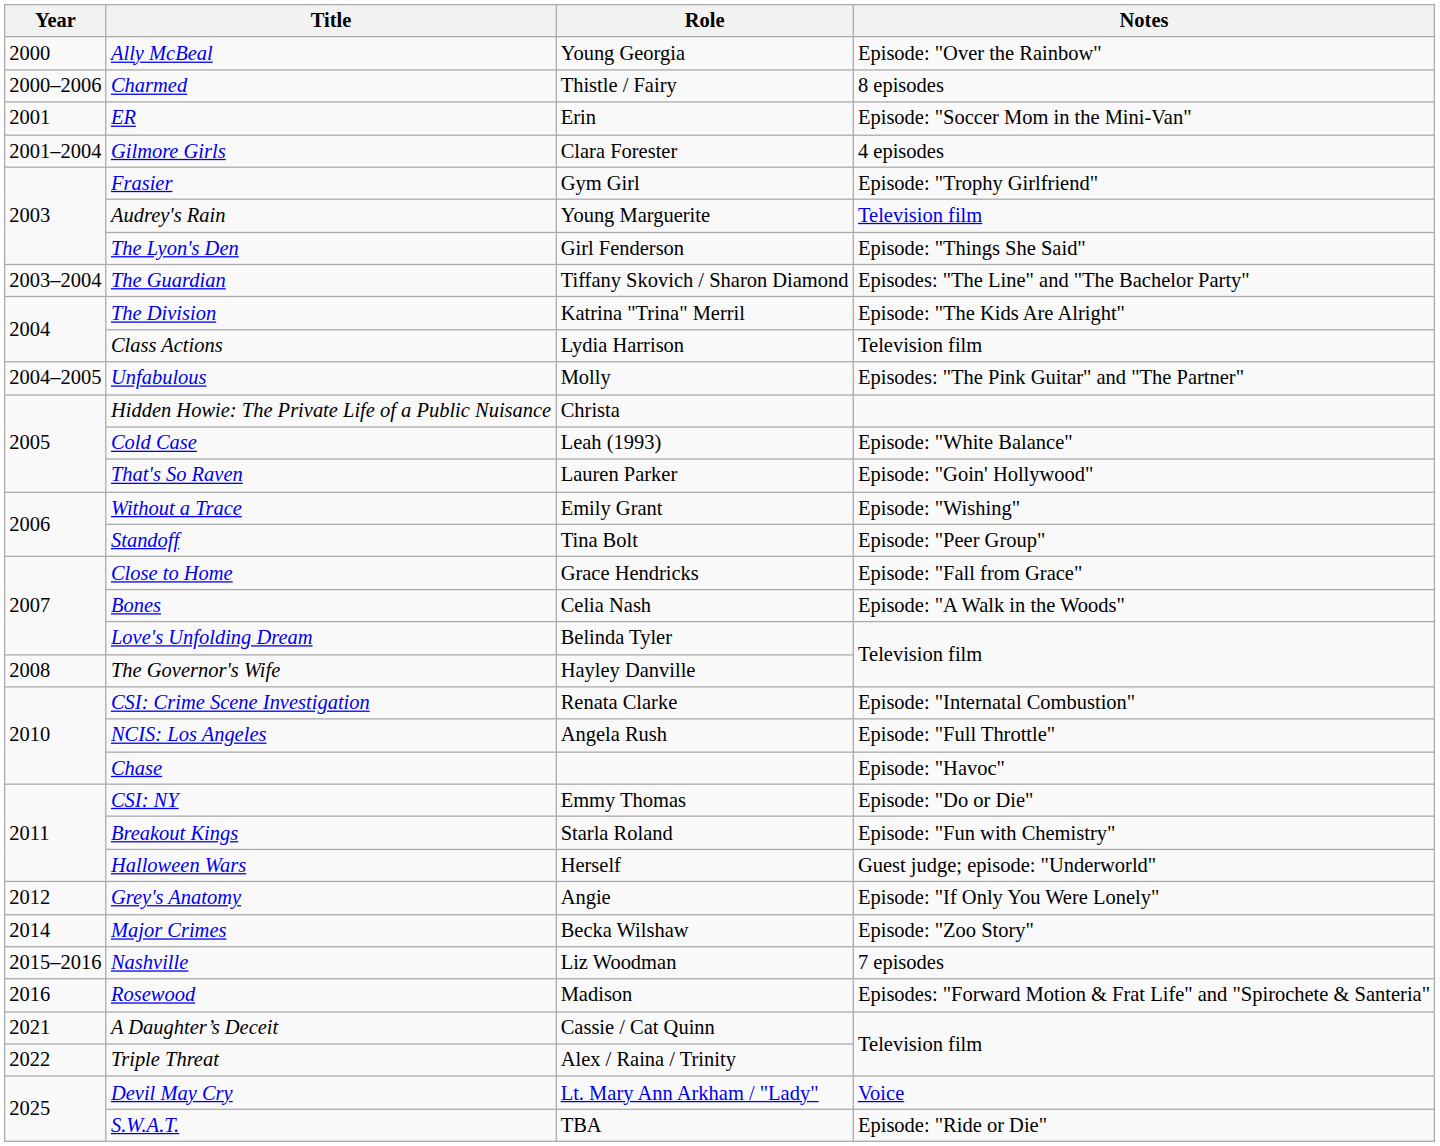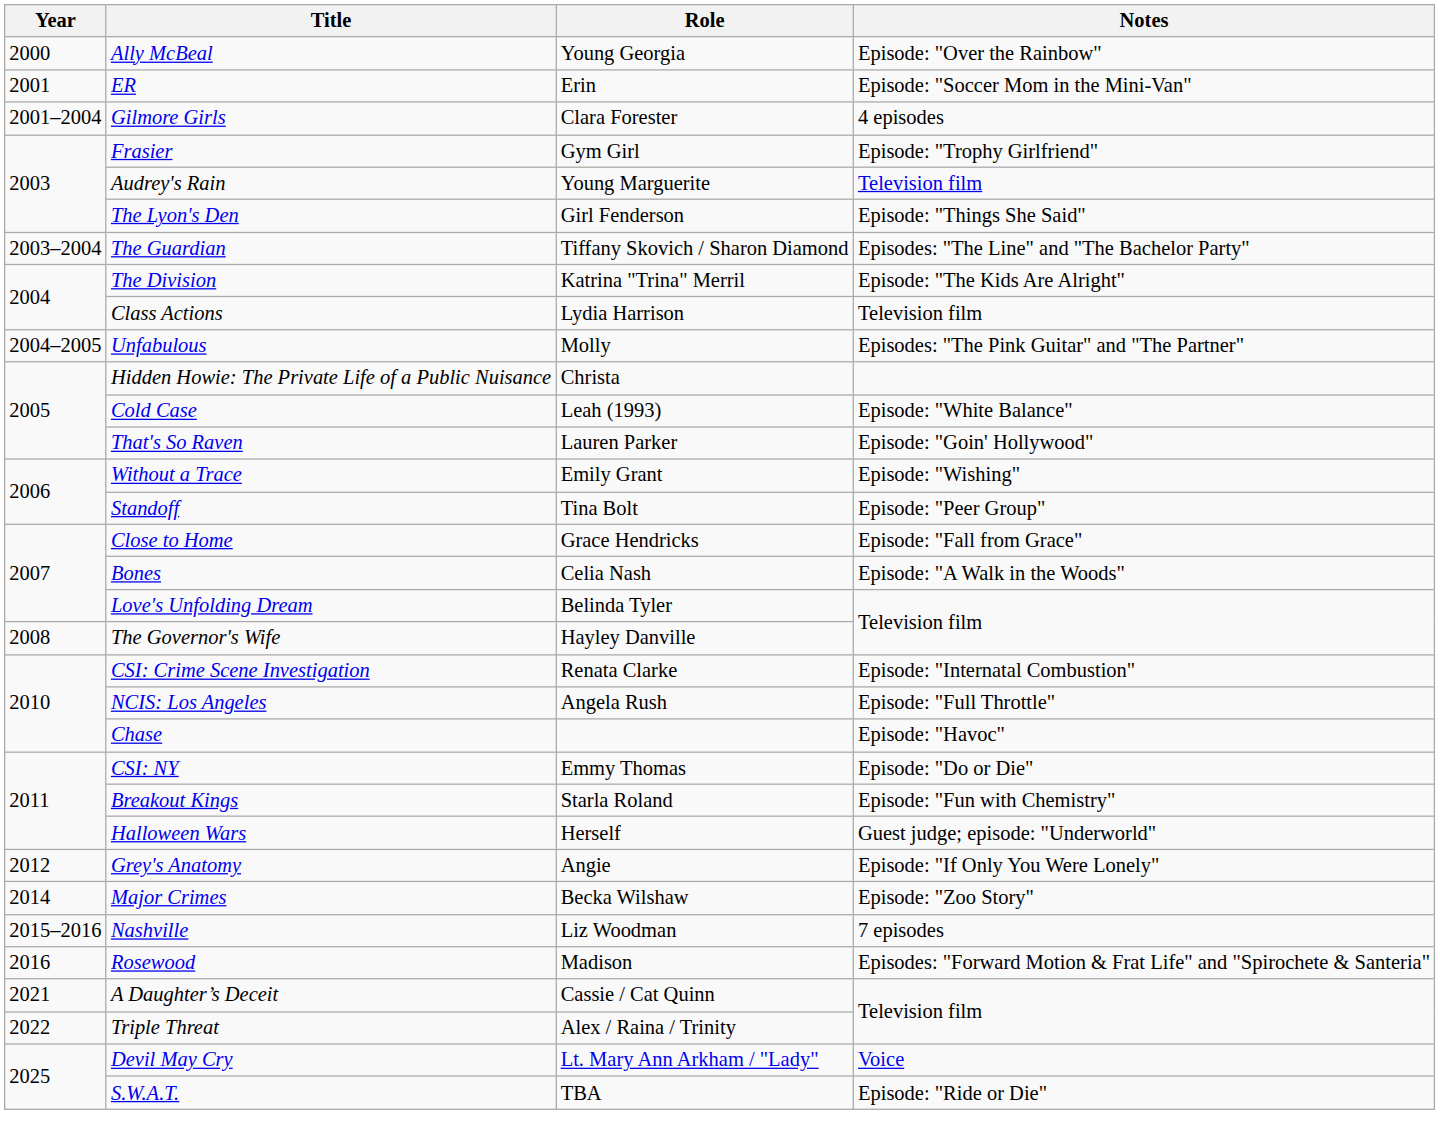- row: (149, 85)
